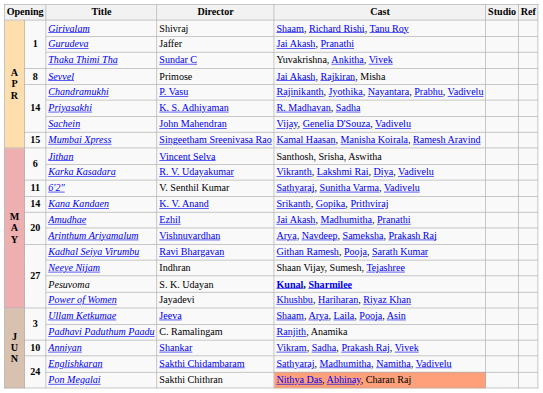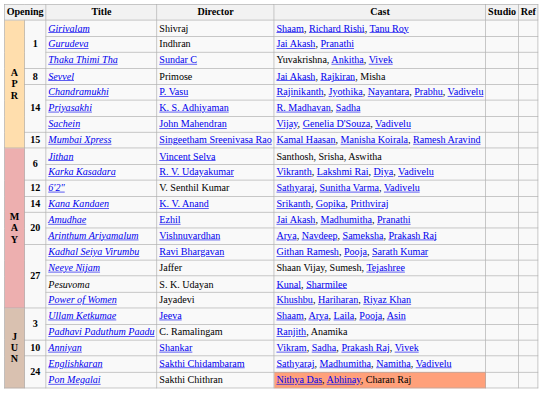(171, 44) Jaffer -> (175, 44) Indhran
(35, 188) 11 -> (35, 188) 12
(175, 268) Indhran -> (171, 268) Jaffer
(314, 284) bold -> (312, 284) normal
